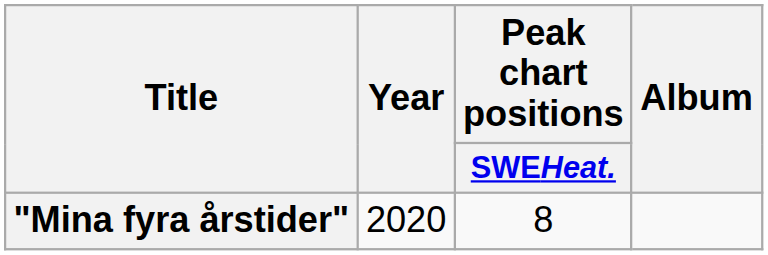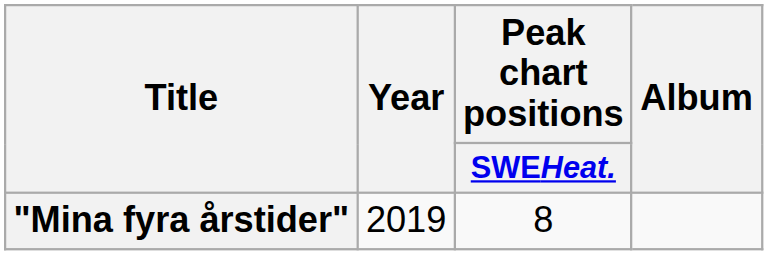(406, 220) 2020 -> (406, 220) 2019
